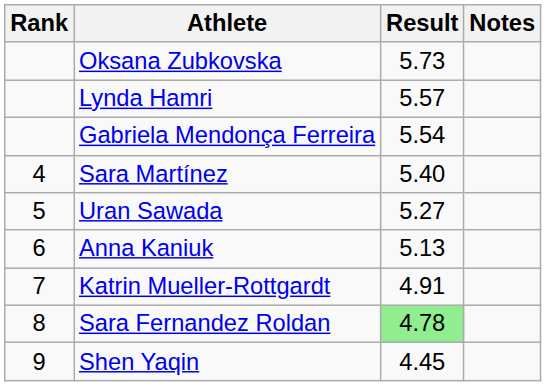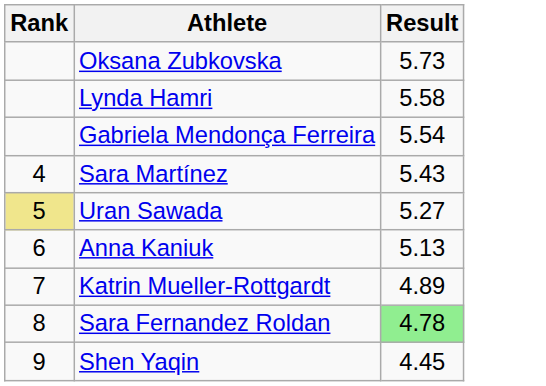- column: (502, 23)
(422, 98) 5.57 -> (422, 98) 5.58
(422, 173) 5.40 -> (422, 173) 5.43
(39, 211) no background -> (39, 211) khaki background
(422, 286) 4.91 -> (422, 286) 4.89
